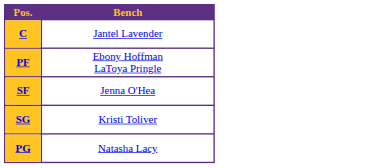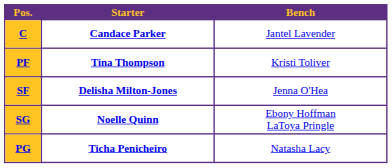+ column: (128, 12)
(128, 62) Ebony Hoffman LaToya Pringle -> (300, 62) Kristi Toliver
(128, 119) Kristi Toliver -> (300, 119) Ebony Hoffman LaToya Pringle
